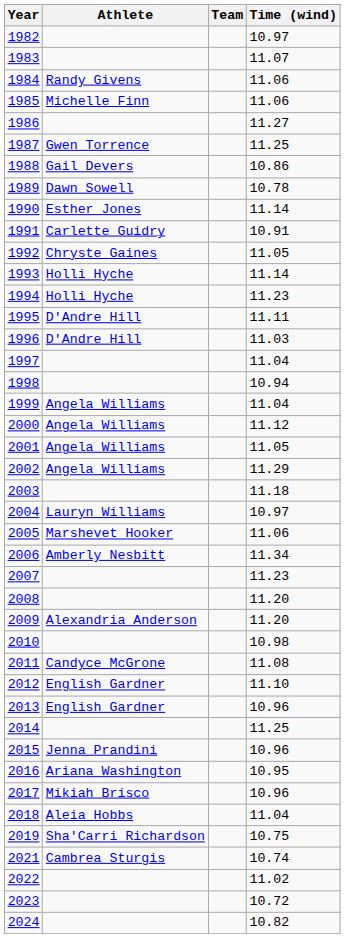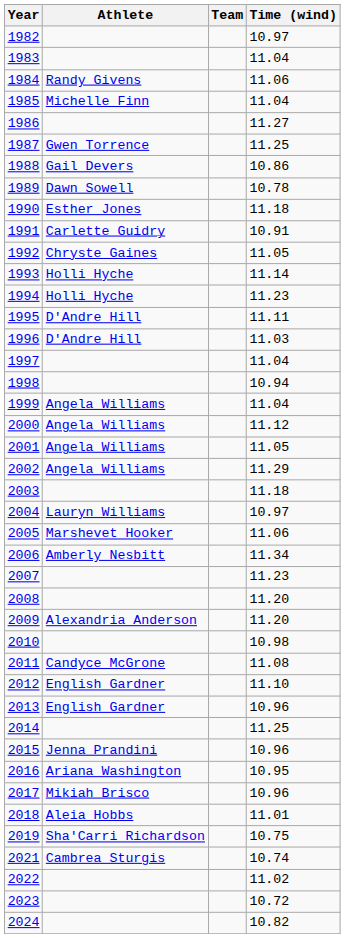(269, 59) 11.07 -> (269, 59) 11.04
(269, 102) 11.06 -> (269, 102) 11.04
(269, 210) 11.14 -> (269, 210) 11.18
(269, 815) 11.04 -> (269, 815) 11.01
